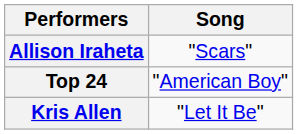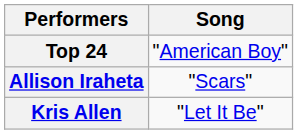rows swapped: (76, 81) <-> (76, 50)
